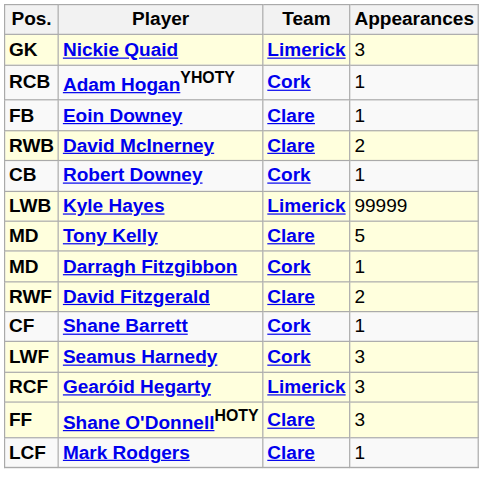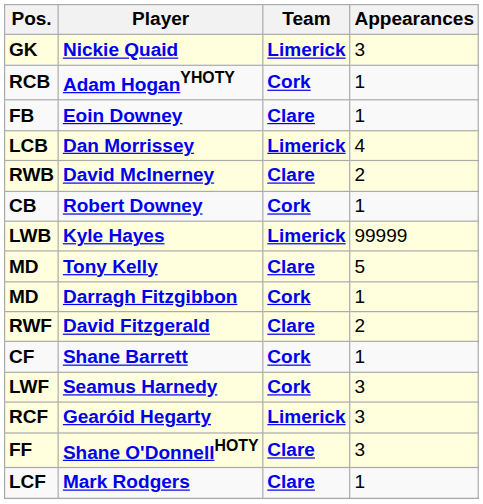+ row: (128, 145)
